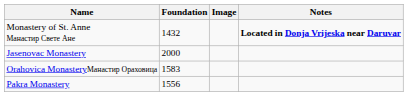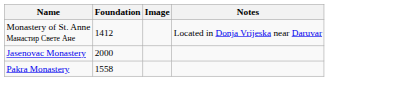(171, 33) 1432 -> (104, 33) 1412
(321, 33) bold -> (248, 33) normal
- row: (82, 69)
(171, 84) 1556 -> (104, 69) 1558
